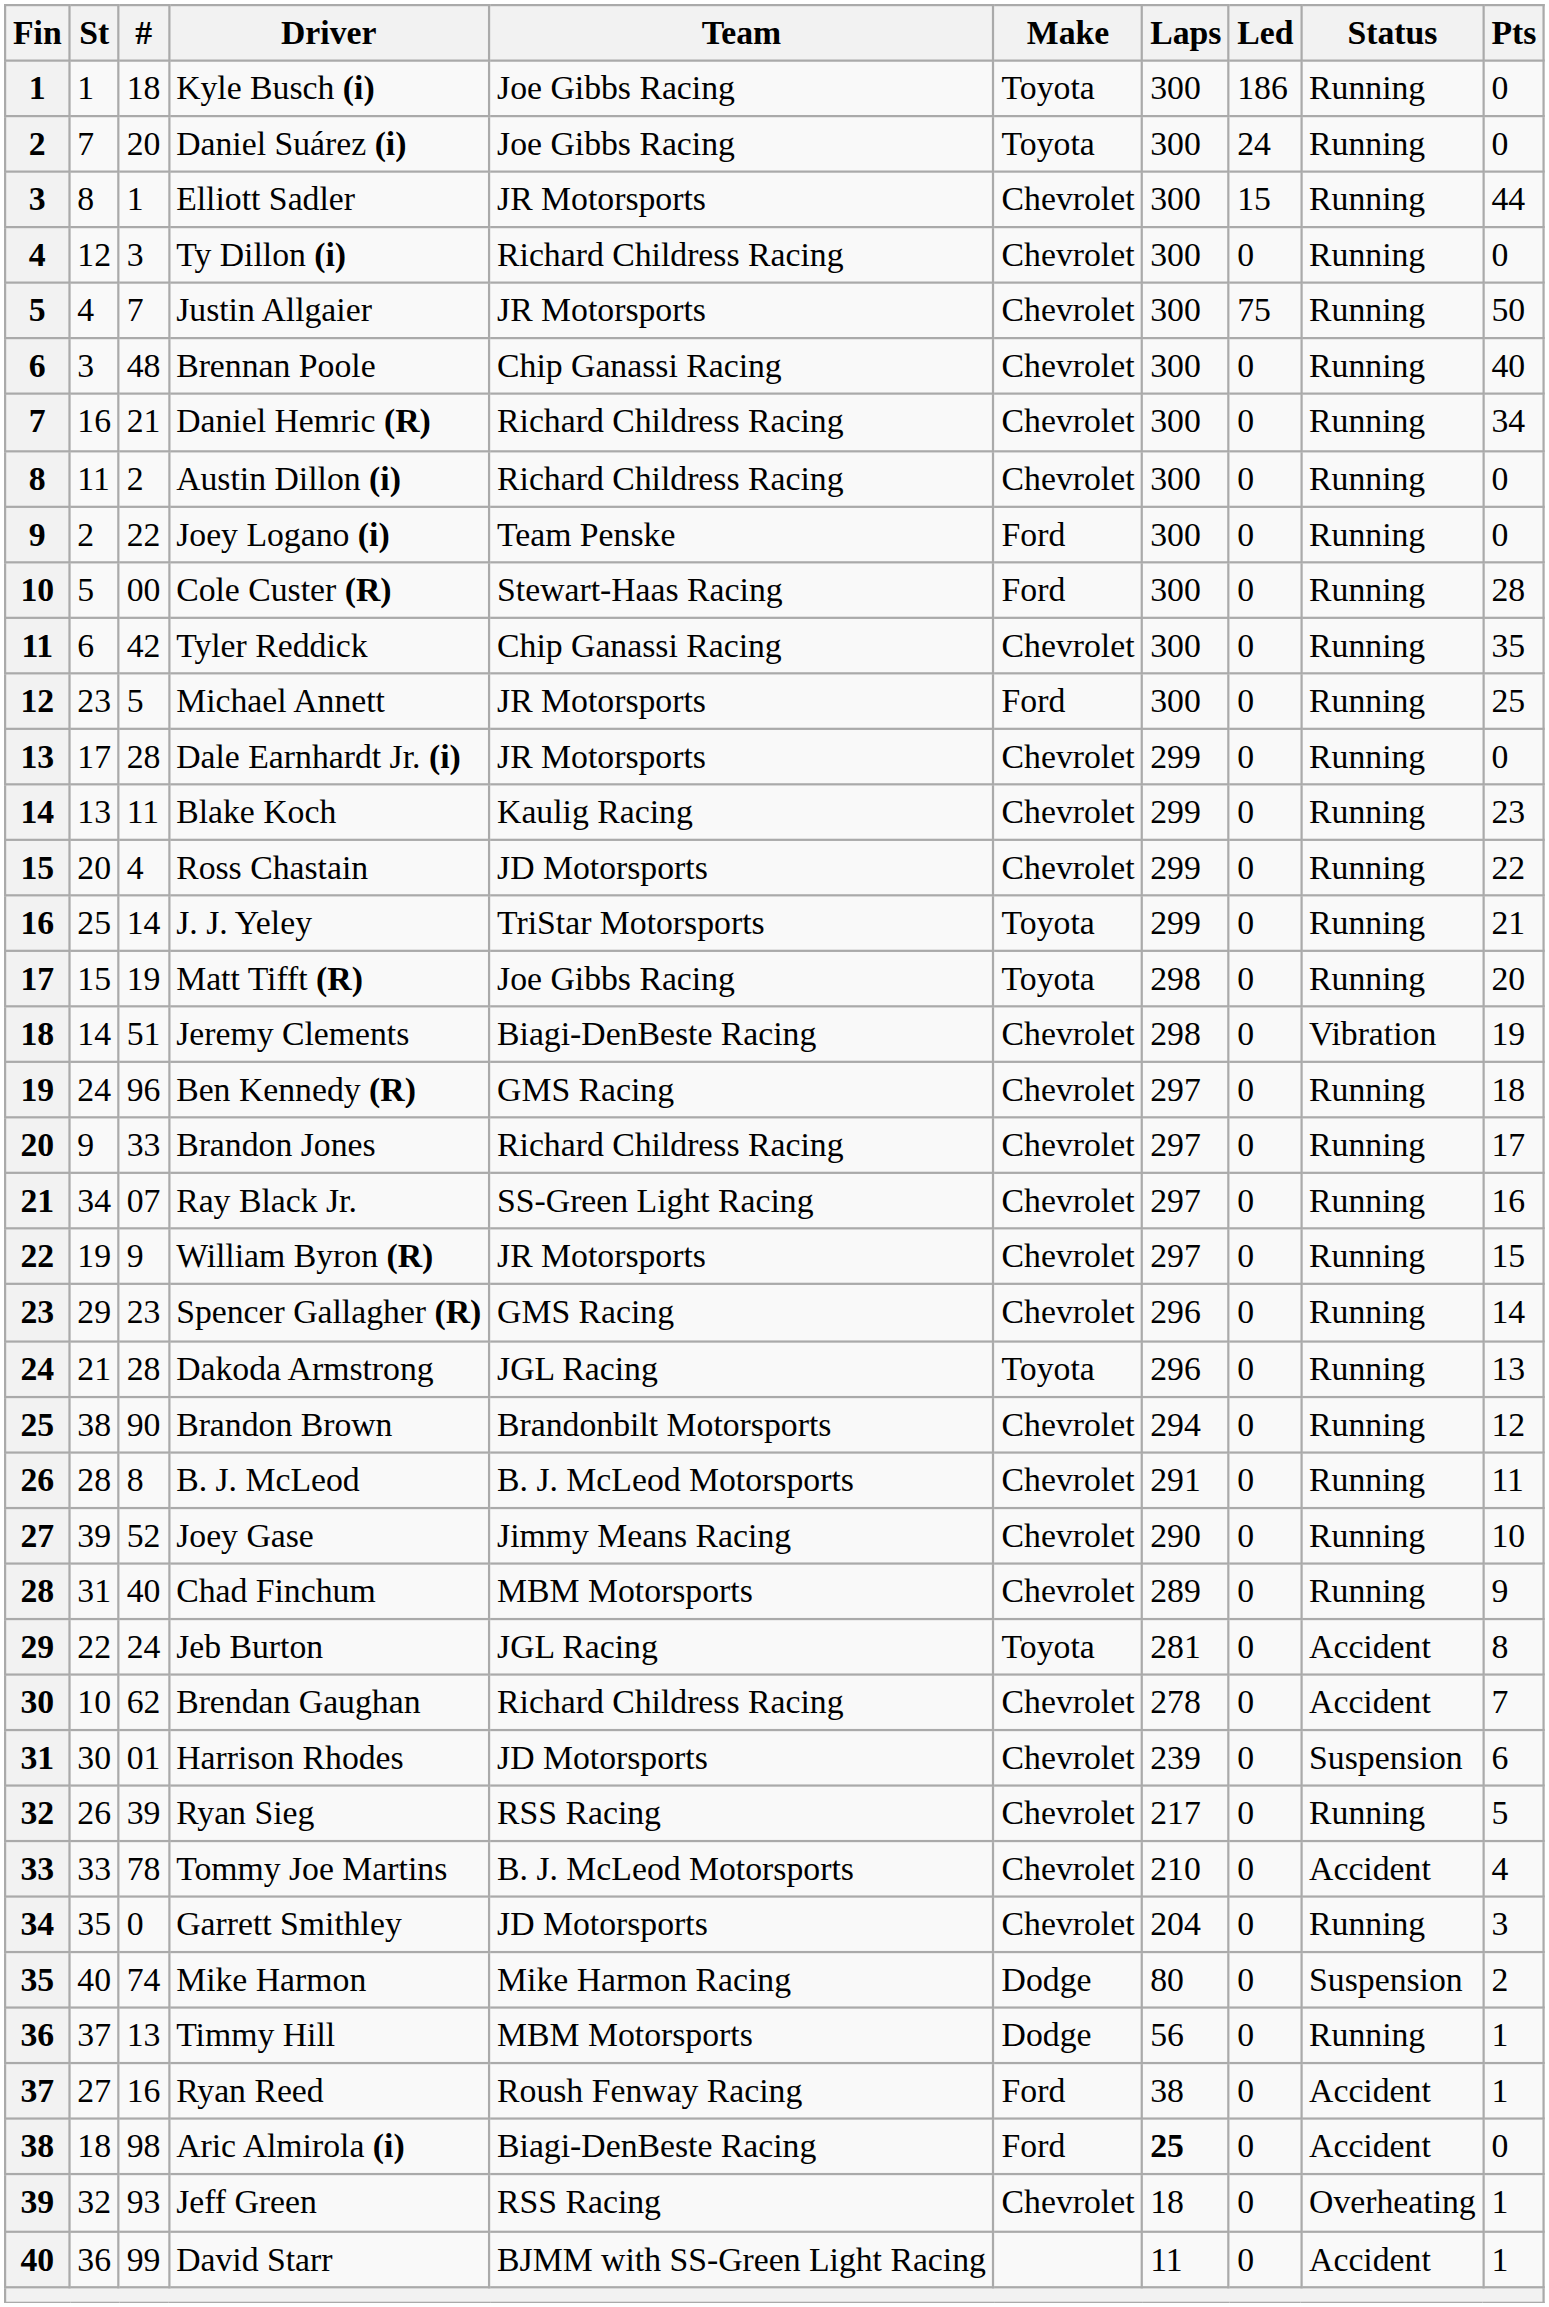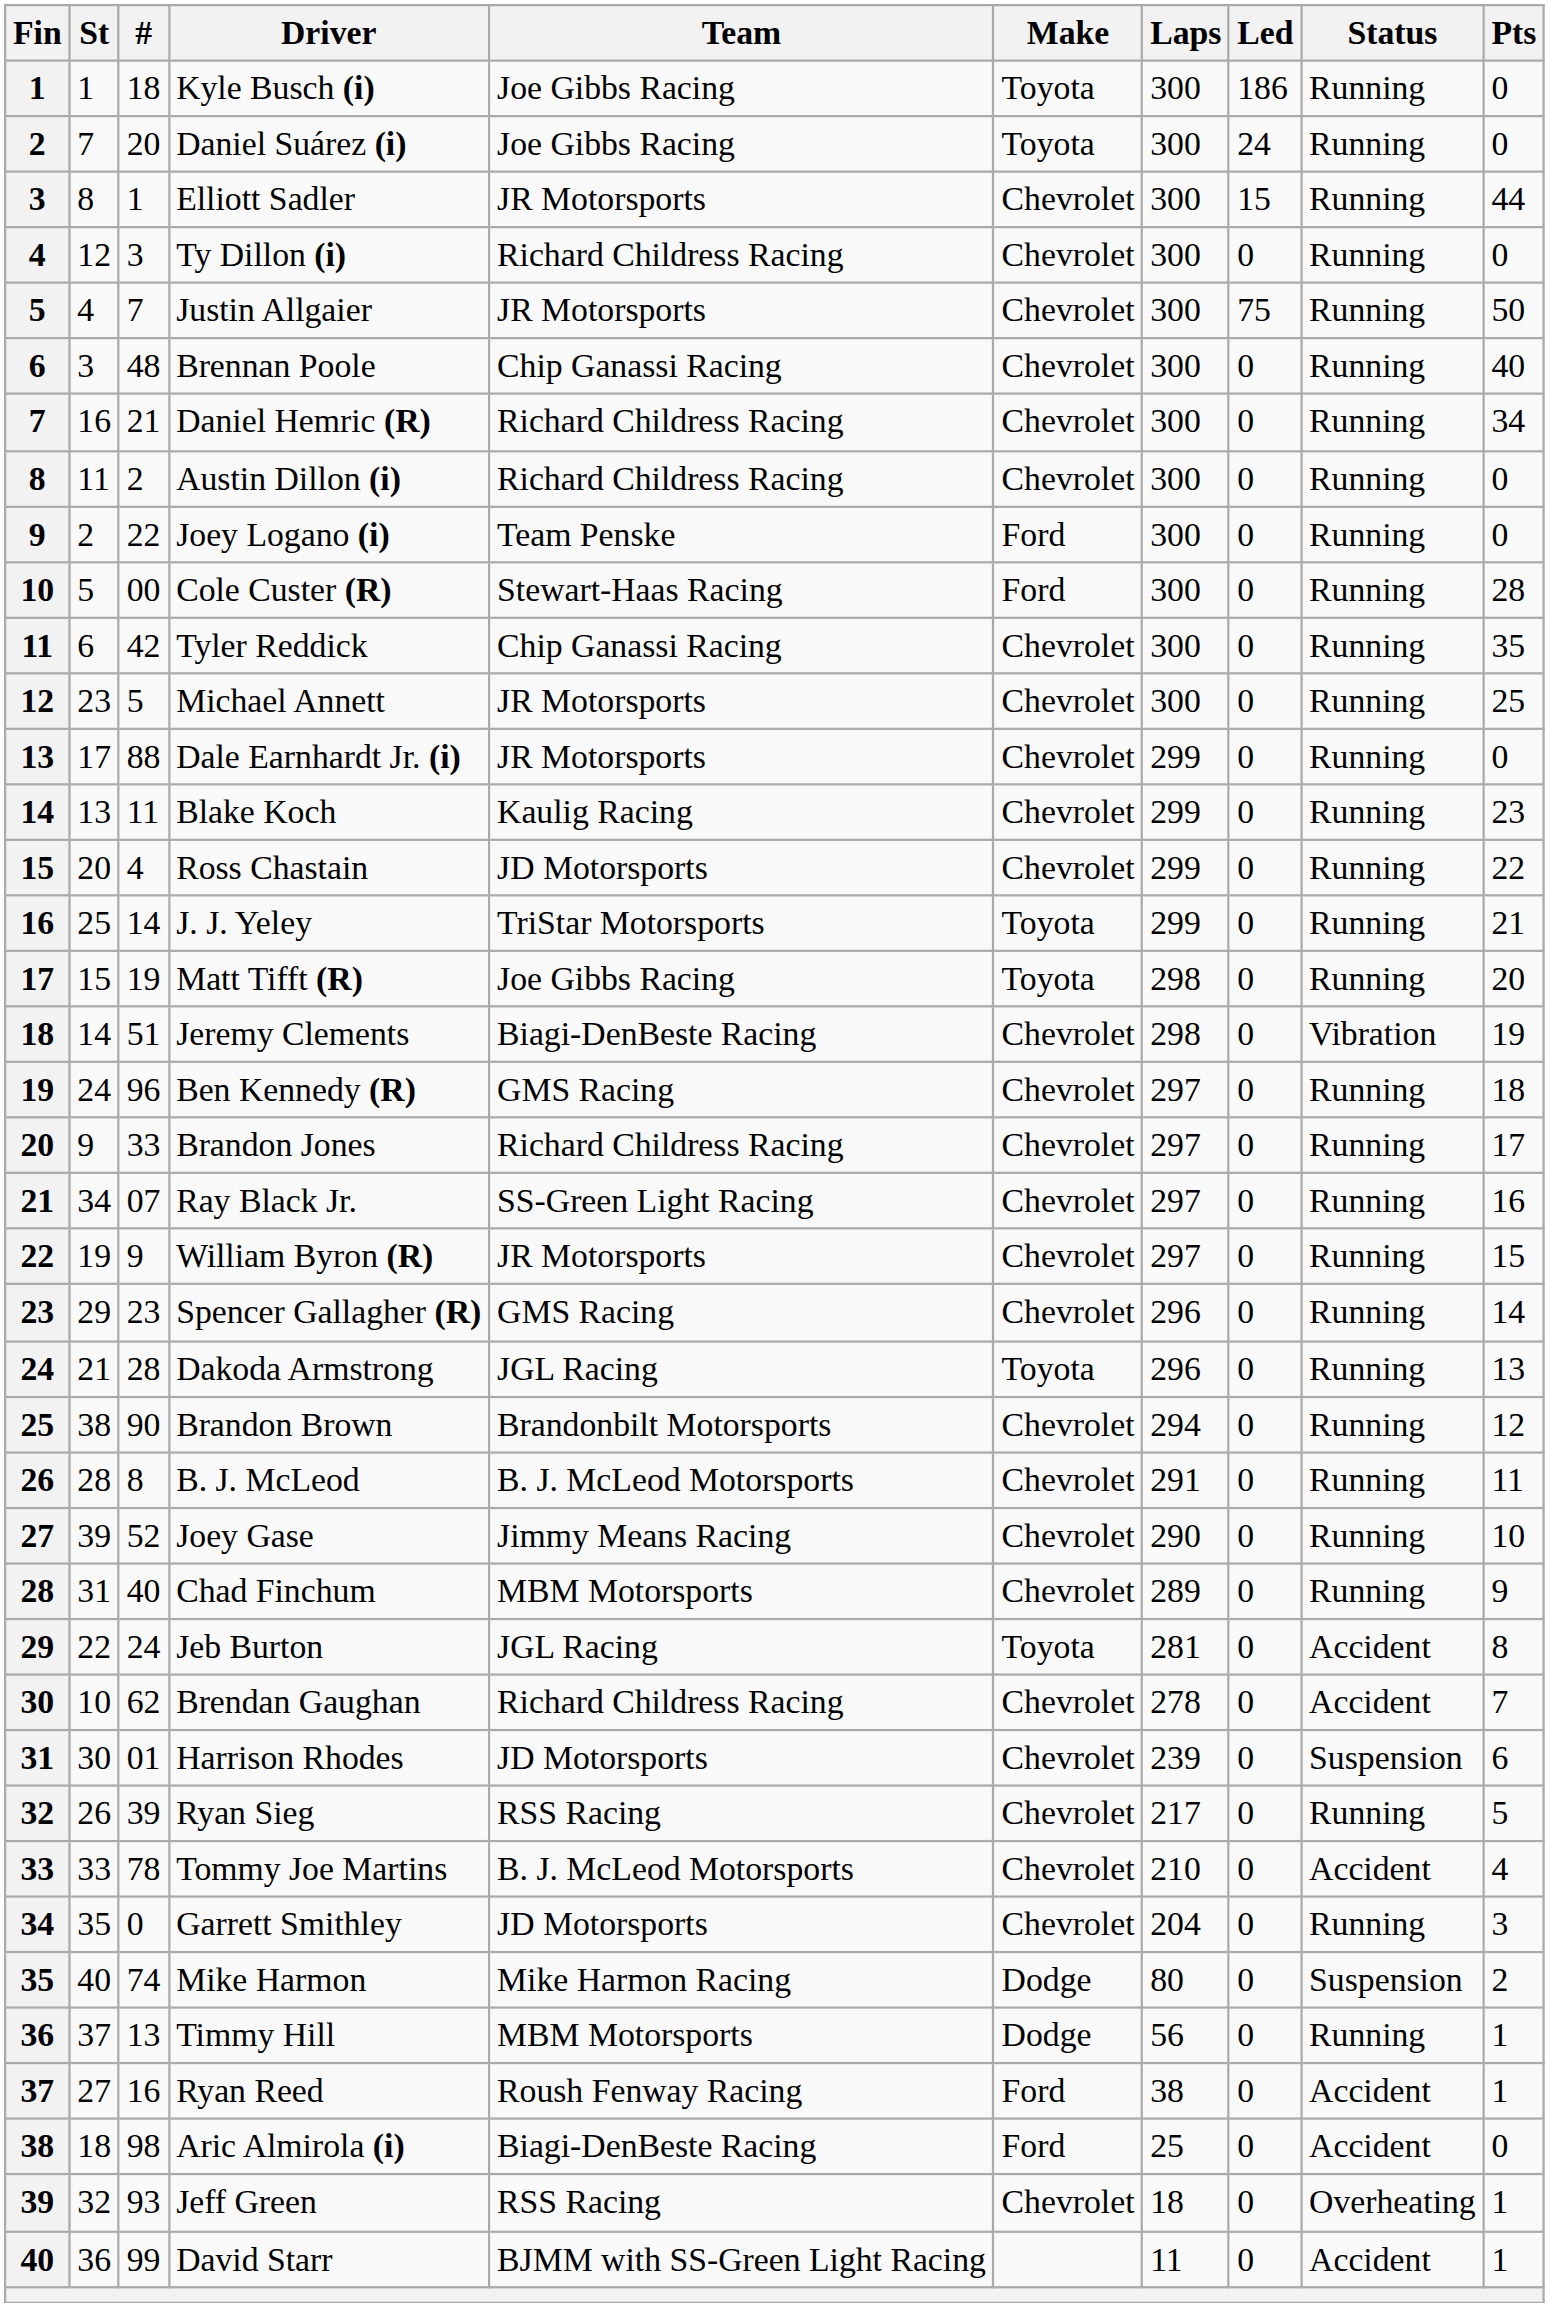(1033, 700) Ford -> (1068, 700) Chevrolet
(144, 755) 28 -> (144, 755) 88
(1167, 2146) bold -> (1167, 2146) normal
